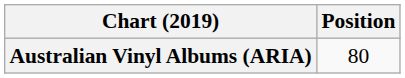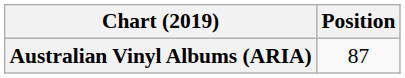(358, 55) 80 -> (358, 55) 87
